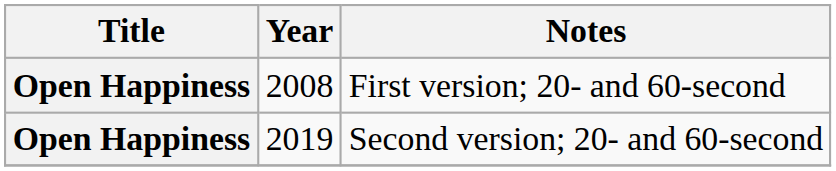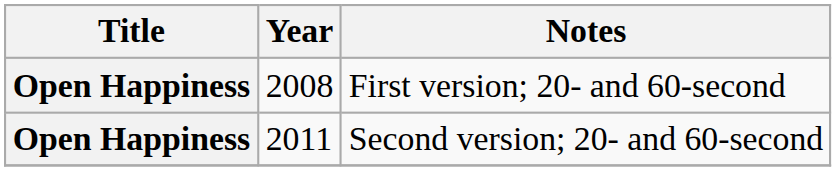(299, 138) 2019 -> (299, 138) 2011
